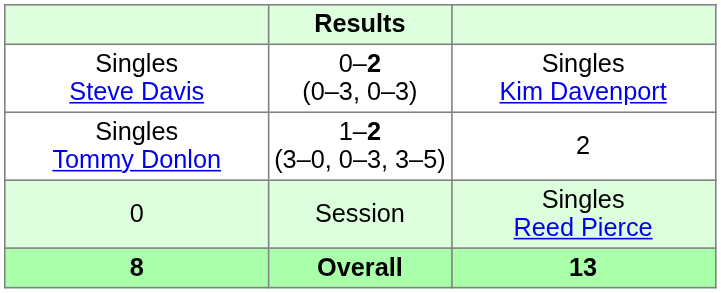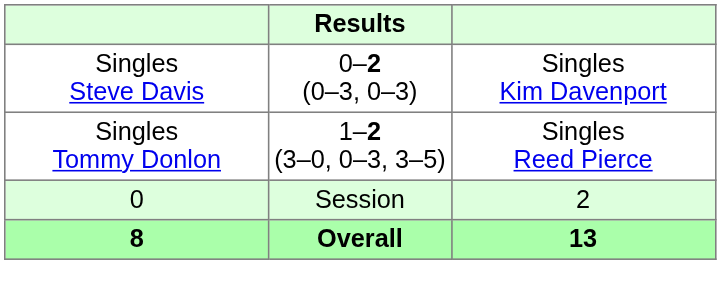(583, 145) 2 -> (583, 145) Singles Reed Pierce
(583, 213) Singles Reed Pierce -> (583, 199) 2
